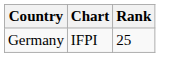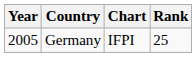+ column: (23, 16)
